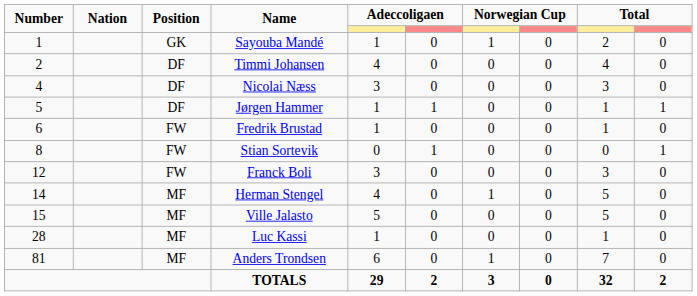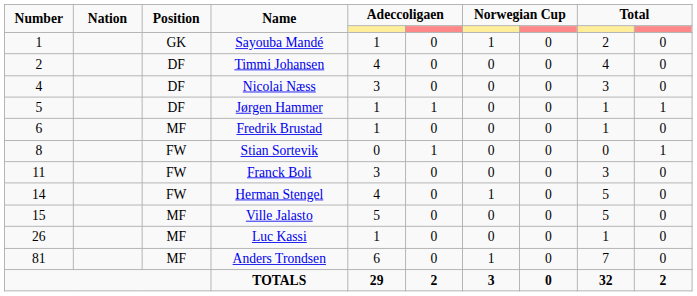(176, 129) FW -> (176, 129) MF
(39, 172) 12 -> (39, 172) 11
(176, 194) MF -> (176, 194) FW
(39, 237) 28 -> (39, 237) 26
